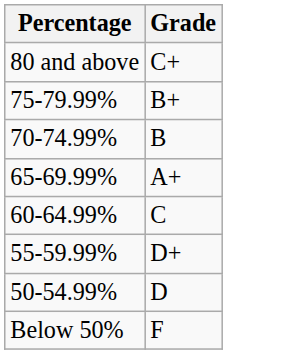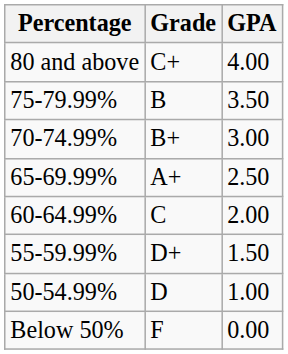+ column: (252, 23)
(165, 100) B+ -> (158, 100) B
(158, 138) B -> (165, 138) B+
